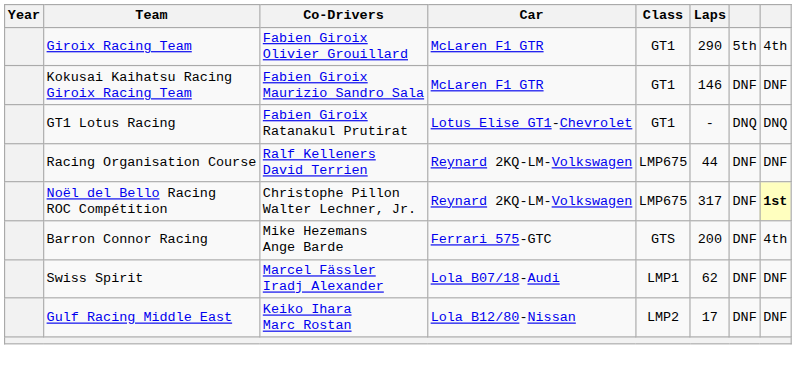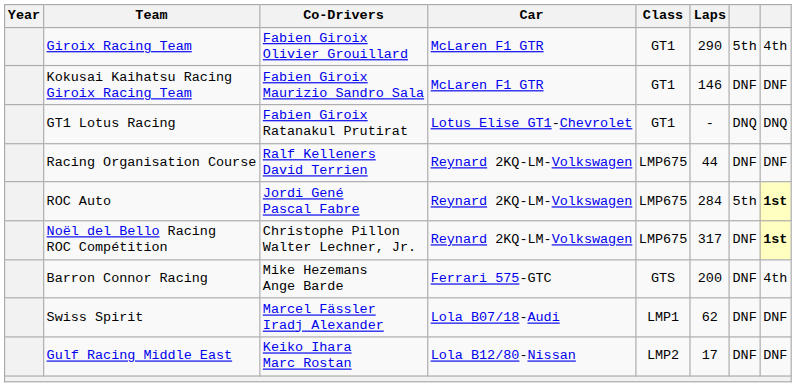+ row: (79, 201)
